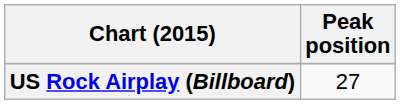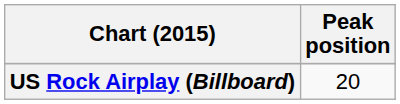(348, 81) 27 -> (348, 81) 20
